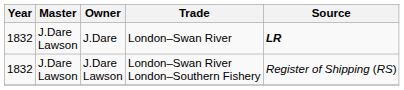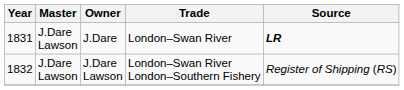(20, 38) 1832 -> (20, 38) 1831
